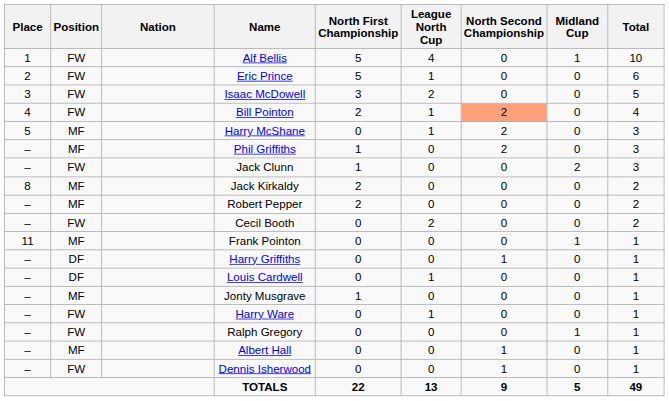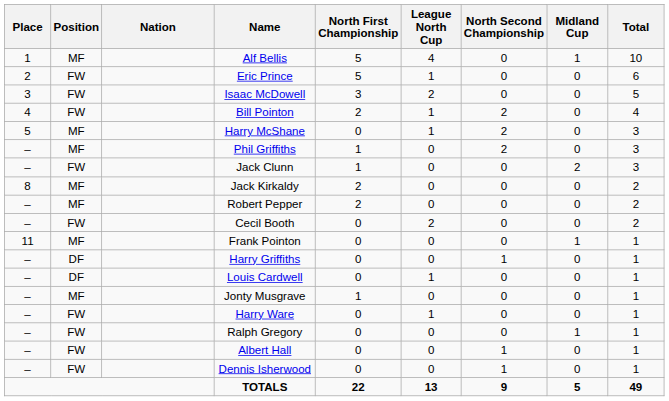(76, 58) FW -> (76, 58) MF
(504, 113) lightsalmon background -> (504, 113) no background
(76, 350) MF -> (76, 350) FW
